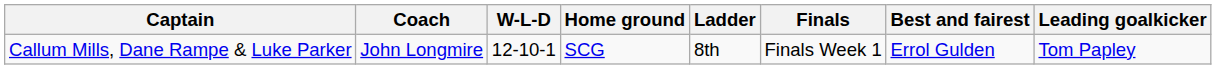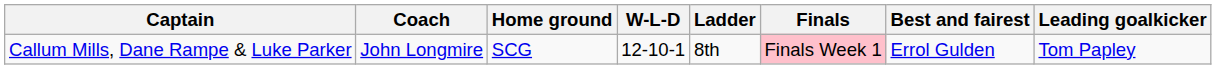columns swapped: (625, 20) <-> (524, 20)
(823, 49) no background -> (823, 49) pink background
